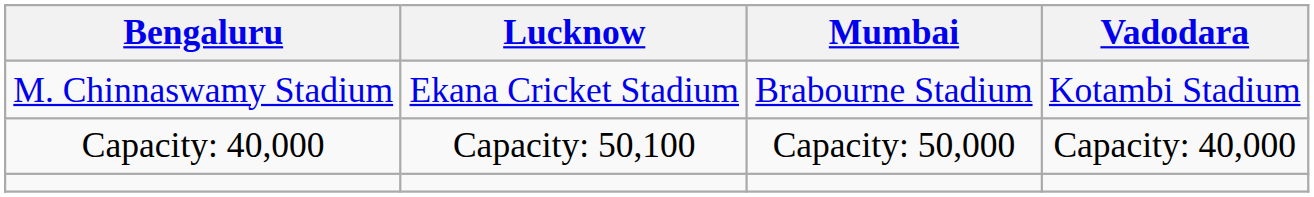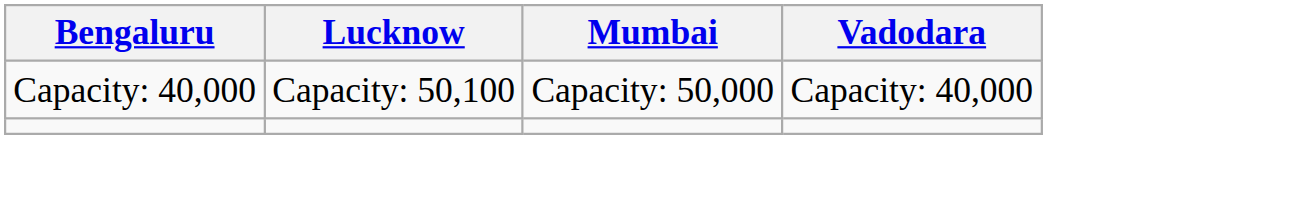- row: (203, 88)
